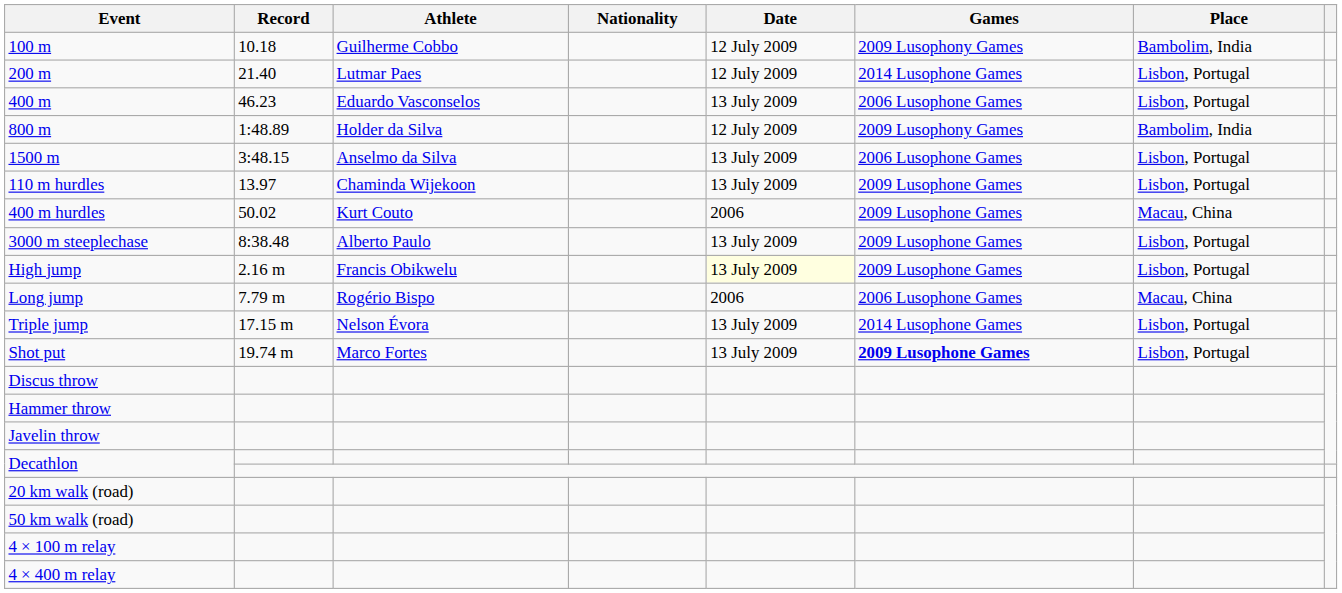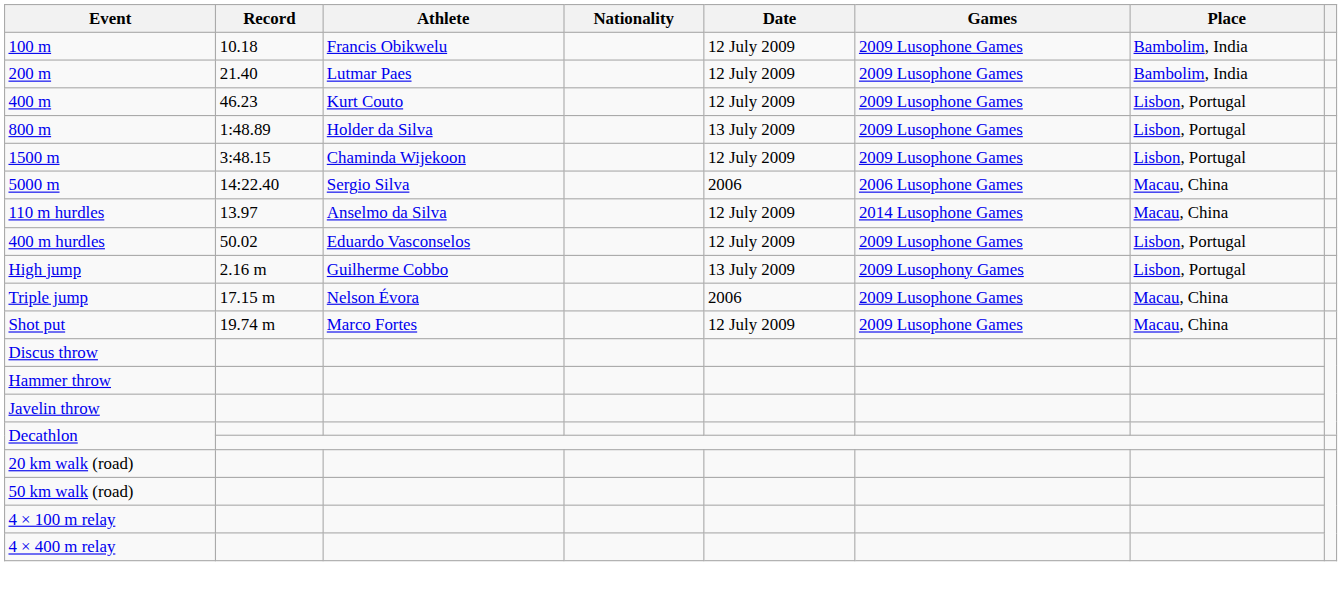(397, 46) Guilherme Cobbo -> (387, 46) Francis Obikwelu
(941, 46) 2009 Lusophony Games -> (941, 46) 2009 Lusophone Games
(940, 74) 2014 Lusophone Games -> (941, 74) 2009 Lusophone Games
(1194, 74) Lisbon, Portugal -> (1191, 74) Bambolim, India
(408, 102) Eduardo Vasconselos -> (365, 102) Kurt Couto
(754, 102) 13 July 2009 -> (751, 102) 12 July 2009
(940, 102) 2006 Lusophone Games -> (941, 102) 2009 Lusophone Games
(754, 129) 12 July 2009 -> (751, 129) 13 July 2009
(941, 129) 2009 Lusophony Games -> (941, 129) 2009 Lusophone Games
(1195, 129) Bambolim, India -> (1190, 129) Lisbon, Portugal
(396, 157) Anselmo da Silva -> (396, 157) Chaminda Wijekoon
(754, 157) 13 July 2009 -> (751, 157) 12 July 2009
(940, 157) 2006 Lusophone Games -> (941, 157) 2009 Lusophone Games
+ row: (34, 185)
(406, 185) Chaminda Wijekoon -> (387, 213) Anselmo da Silva
(754, 185) 13 July 2009 -> (751, 213) 12 July 2009
(940, 185) 2009 Lusophone Games -> (941, 213) 2014 Lusophone Games
(1194, 185) Lisbon, Portugal -> (1181, 213) Macau, China
(375, 213) Kurt Couto -> (399, 241) Eduardo Vasconselos
(727, 213) 2006 -> (751, 241) 12 July 2009
(1185, 213) Macau, China -> (1190, 241) Lisbon, Portugal
- row: (78, 241)
(397, 268) Francis Obikwelu -> (387, 268) Guilherme Cobbo
(754, 268) lightyellow background -> (751, 268) no background
(940, 268) 2009 Lusophone Games -> (941, 268) 2009 Lusophony Games
- row: (46, 296)
(754, 324) 13 July 2009 -> (725, 296) 2006
(940, 324) 2014 Lusophone Games -> (941, 296) 2009 Lusophone Games
(1194, 324) Lisbon, Portugal -> (1181, 296) Macau, China
(754, 352) 13 July 2009 -> (751, 324) 12 July 2009
(944, 352) bold -> (941, 324) normal
(1194, 352) Lisbon, Portugal -> (1181, 324) Macau, China
